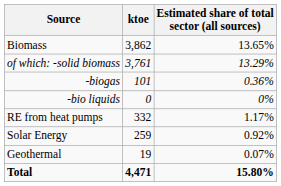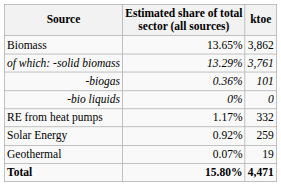columns swapped: (138, 20) <-> (215, 20)
